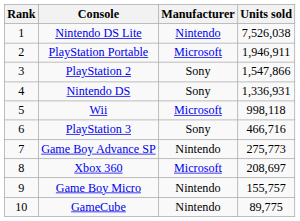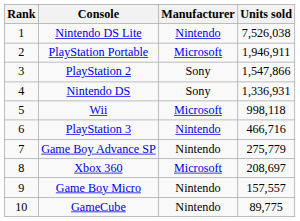(198, 129) Sony -> (198, 129) Nintendo
(266, 149) 275,773 -> (266, 149) 275,779
(266, 187) 155,757 -> (266, 187) 157,557
